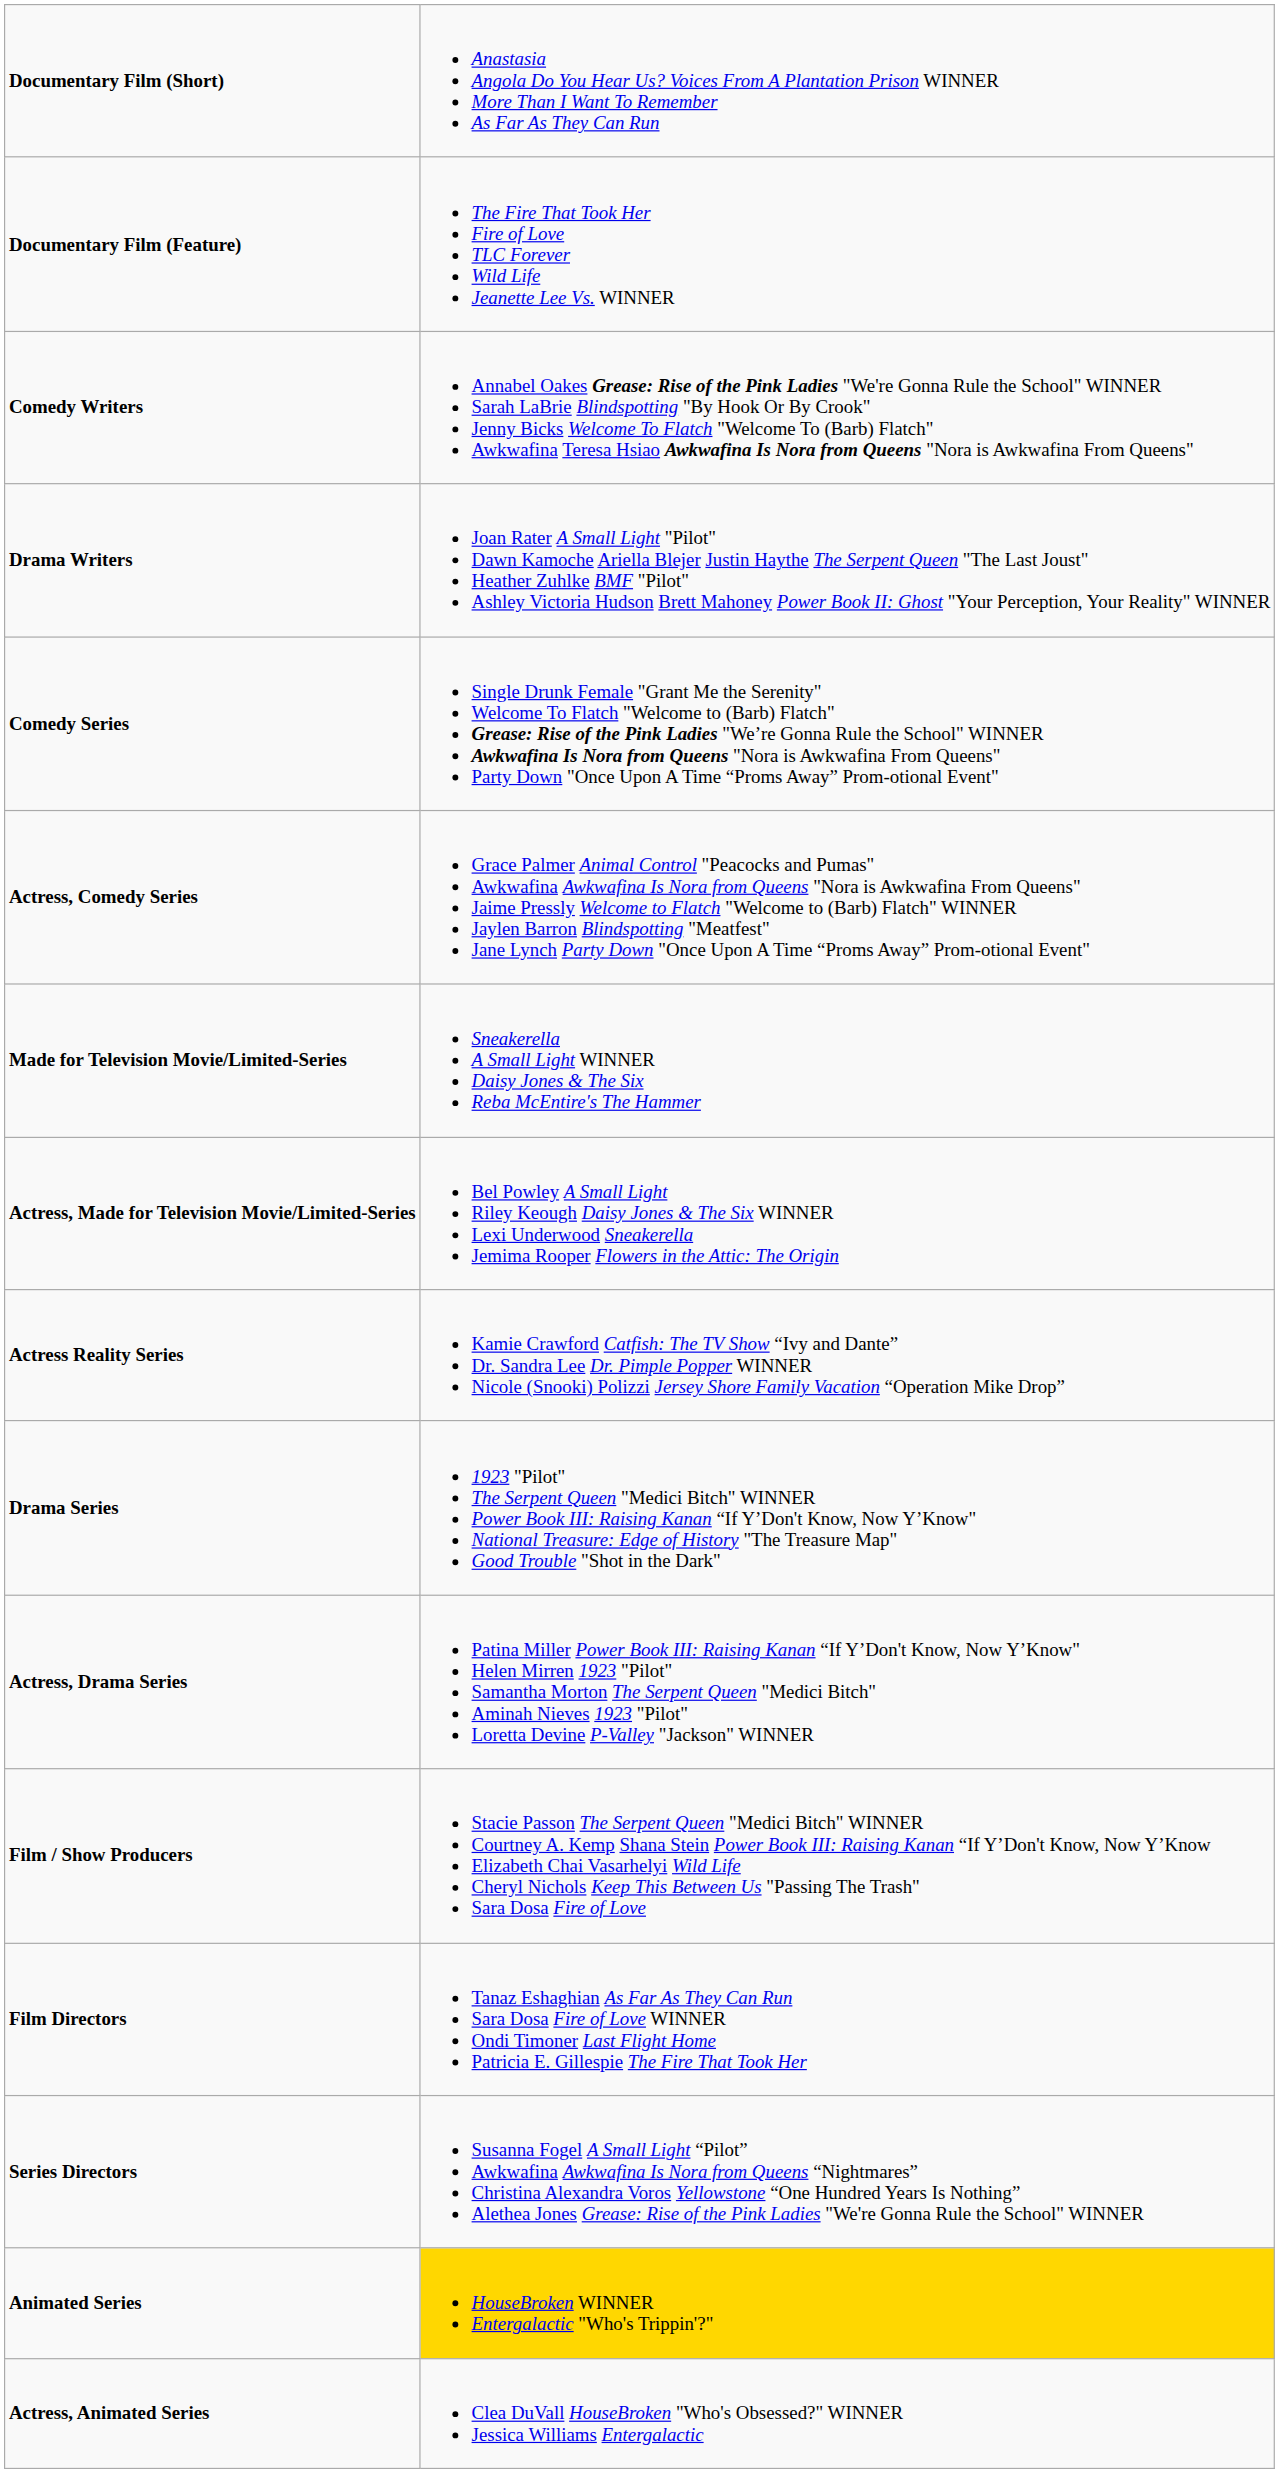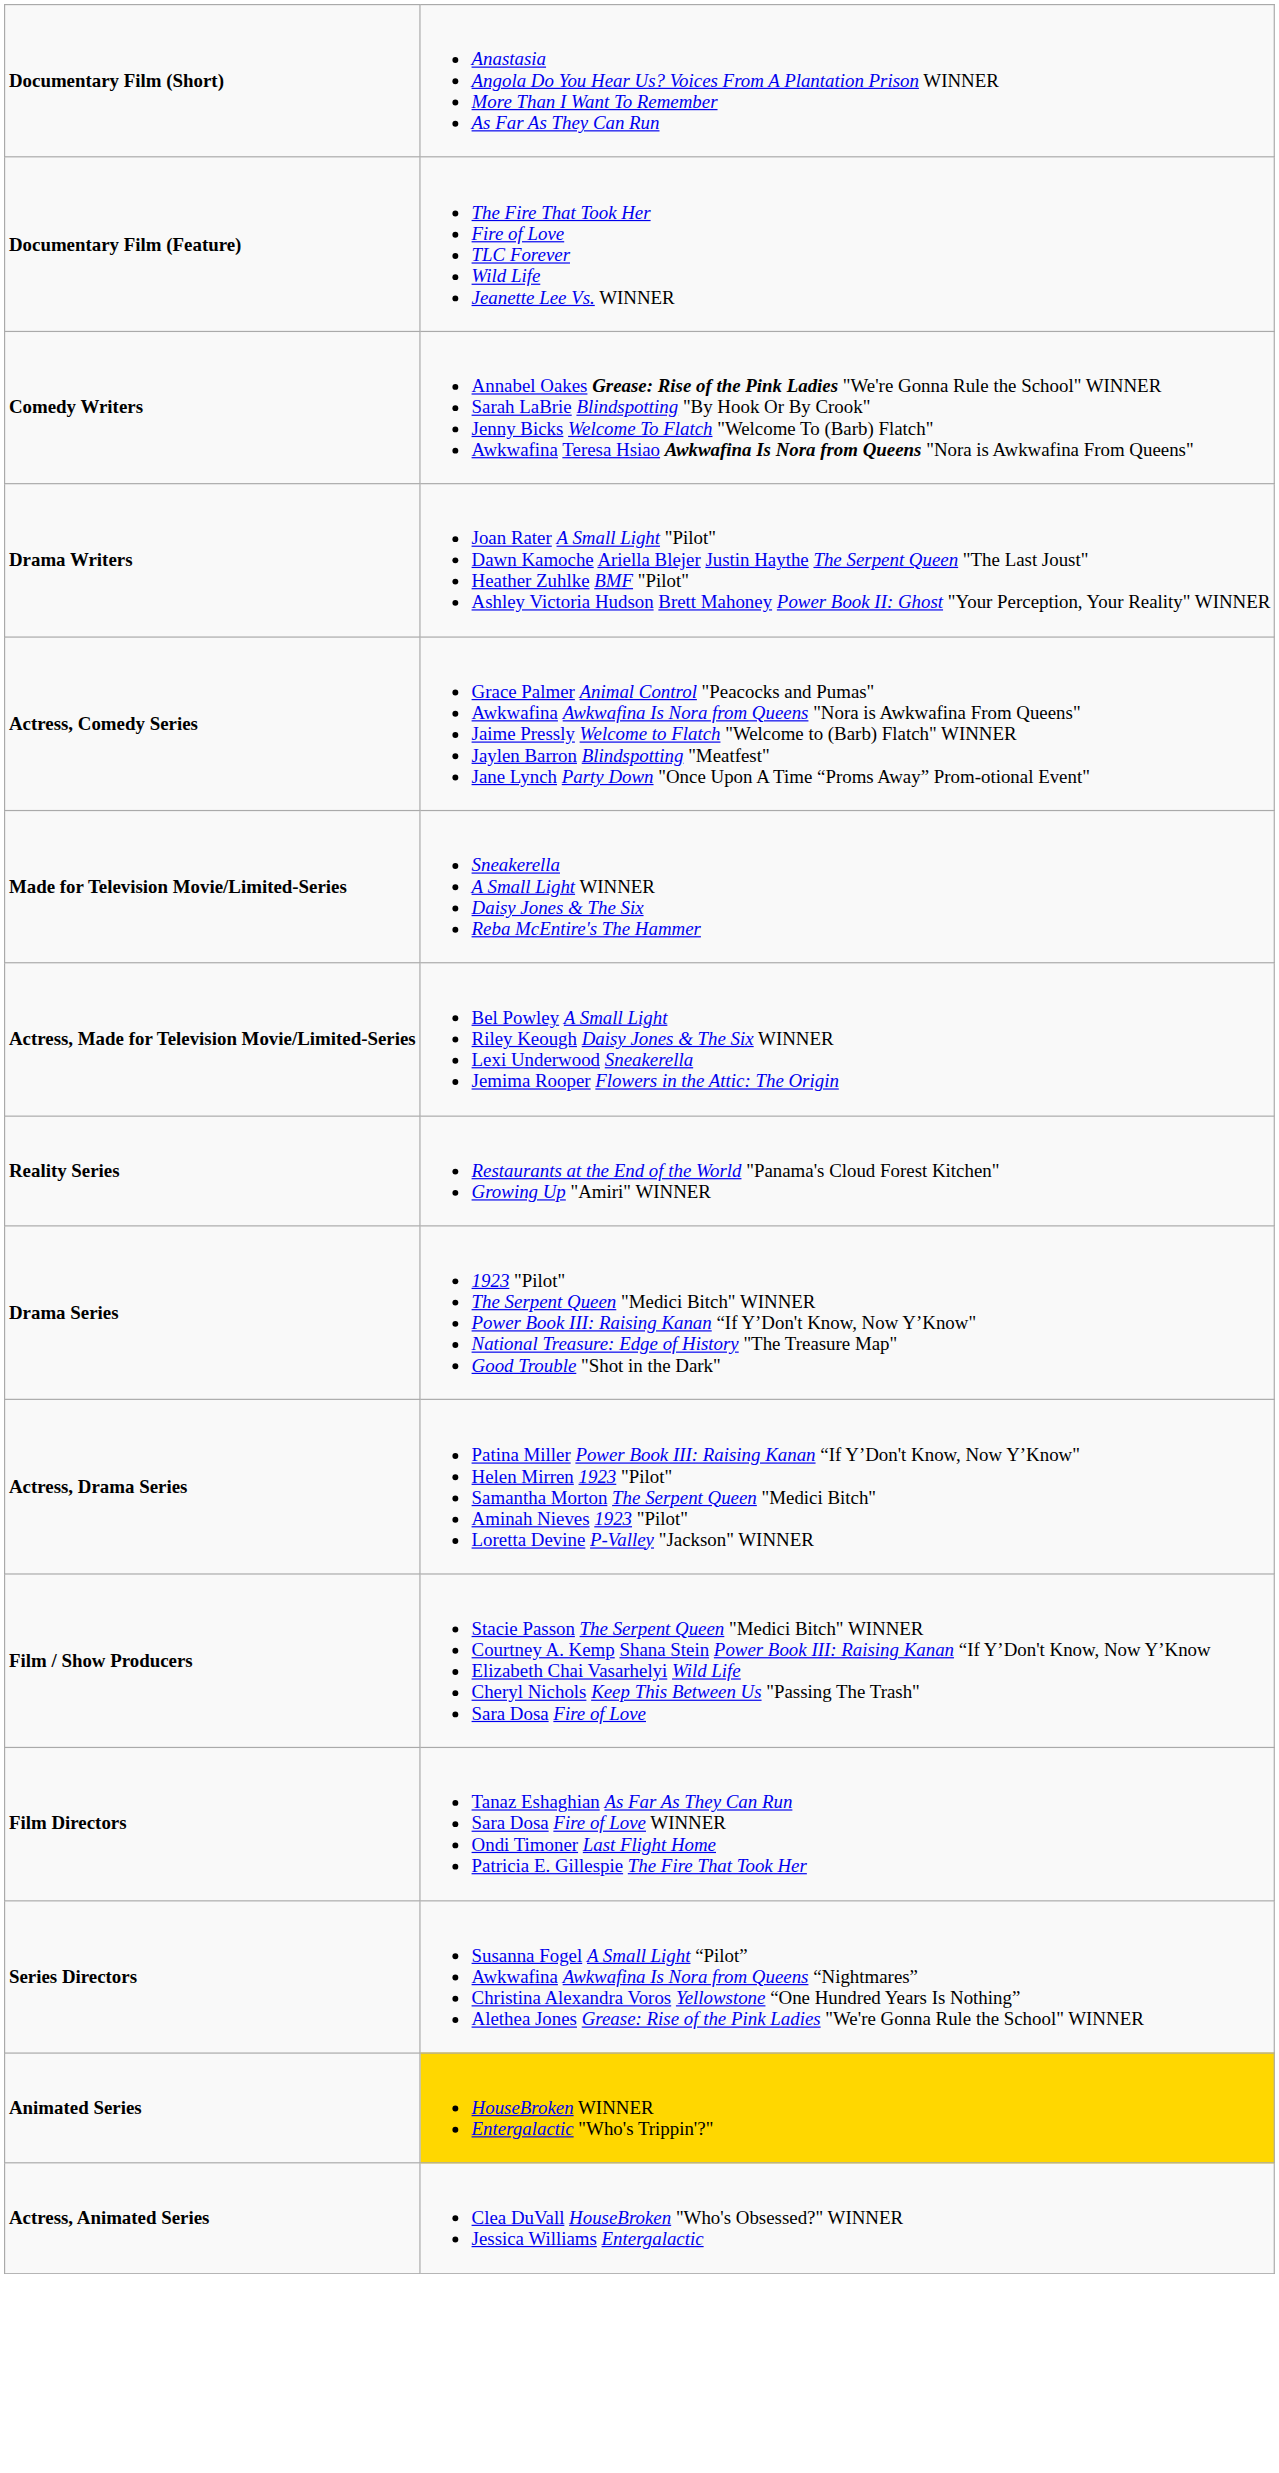- row: (69, 723)
+ row: (64, 1170)
- row: (96, 1355)
